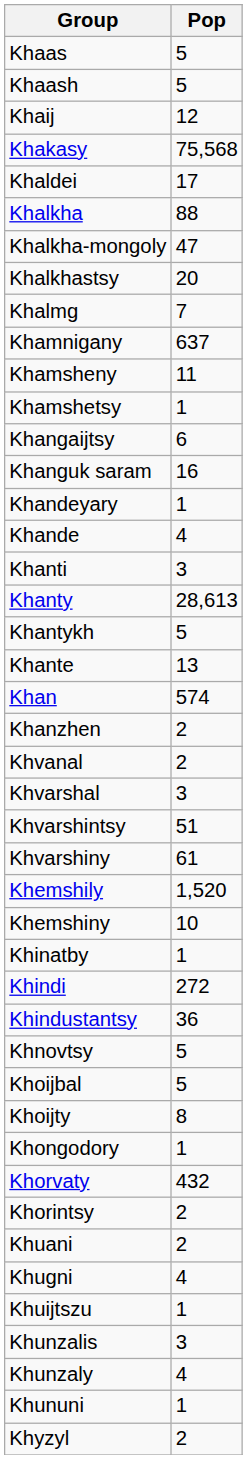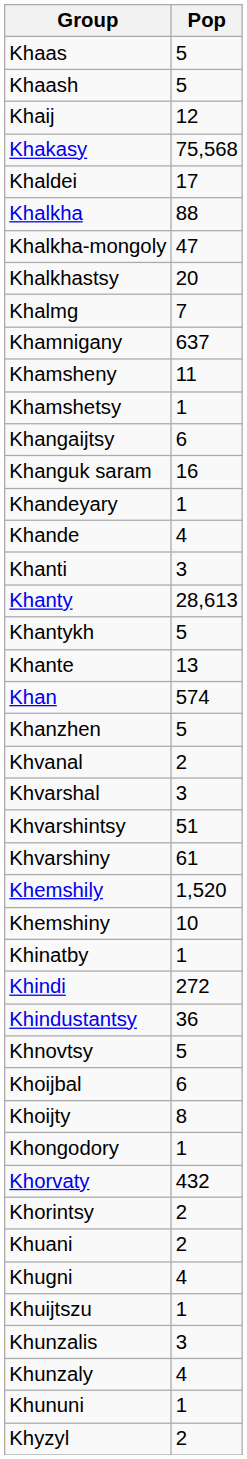(181, 729) 2 -> (181, 729) 5
(181, 1084) 5 -> (181, 1084) 6
